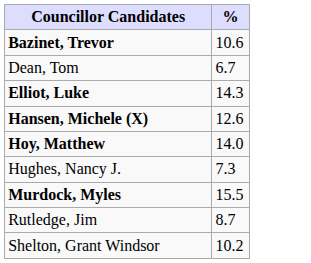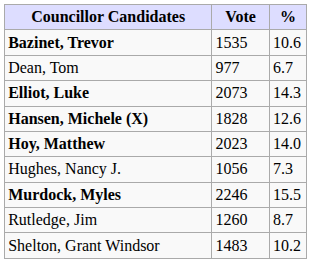+ column: (241, 17)
